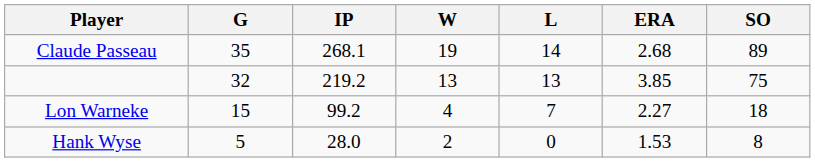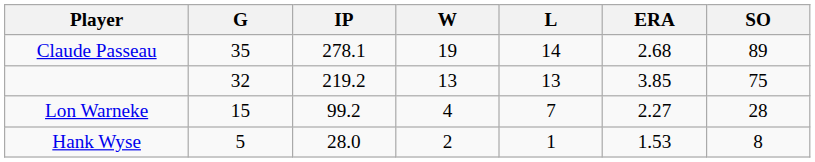(344, 50) 268.1 -> (344, 50) 278.1
(758, 111) 18 -> (758, 111) 28
(551, 141) 0 -> (551, 141) 1
